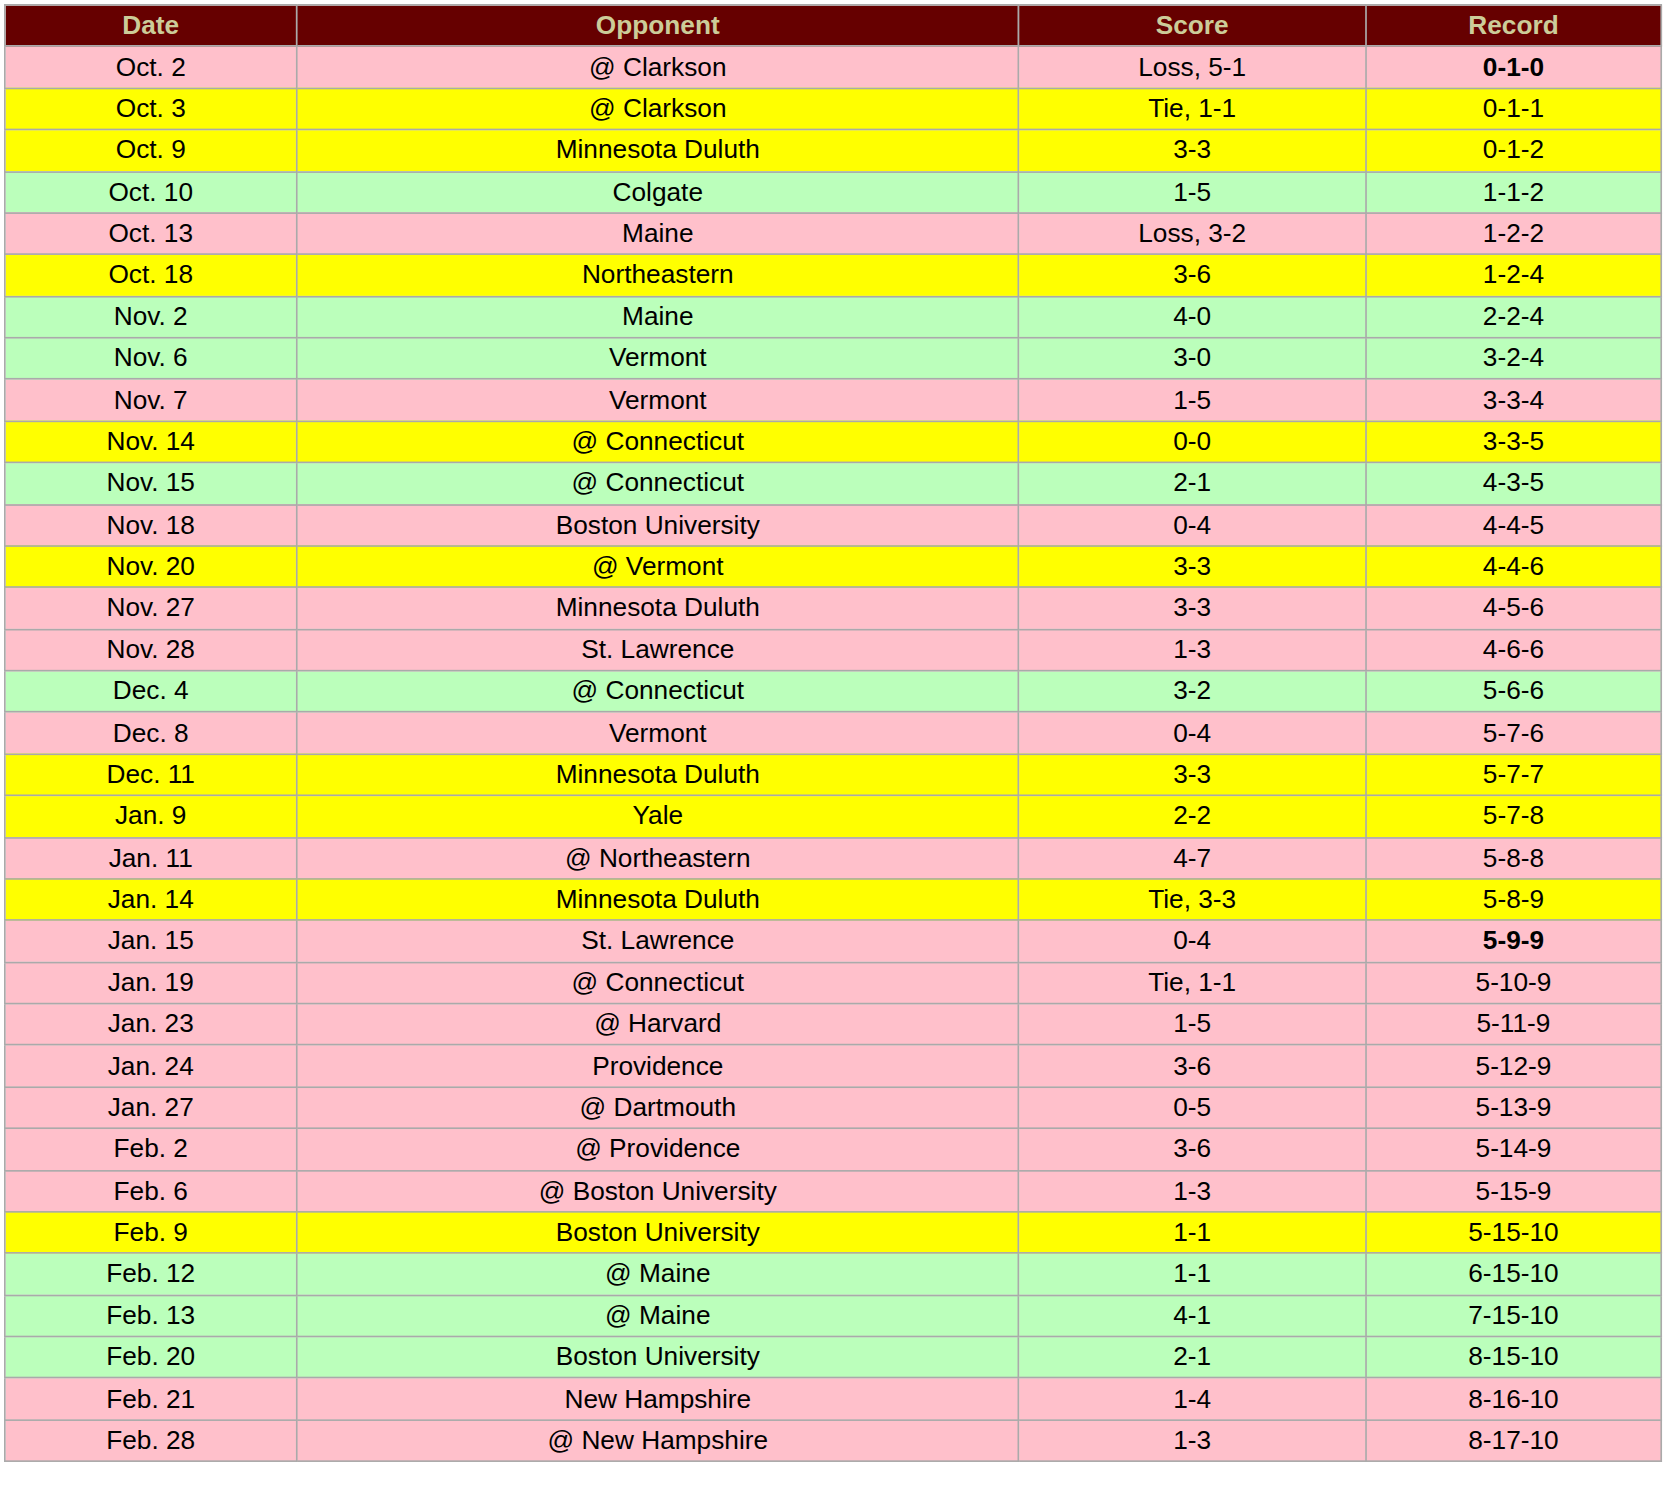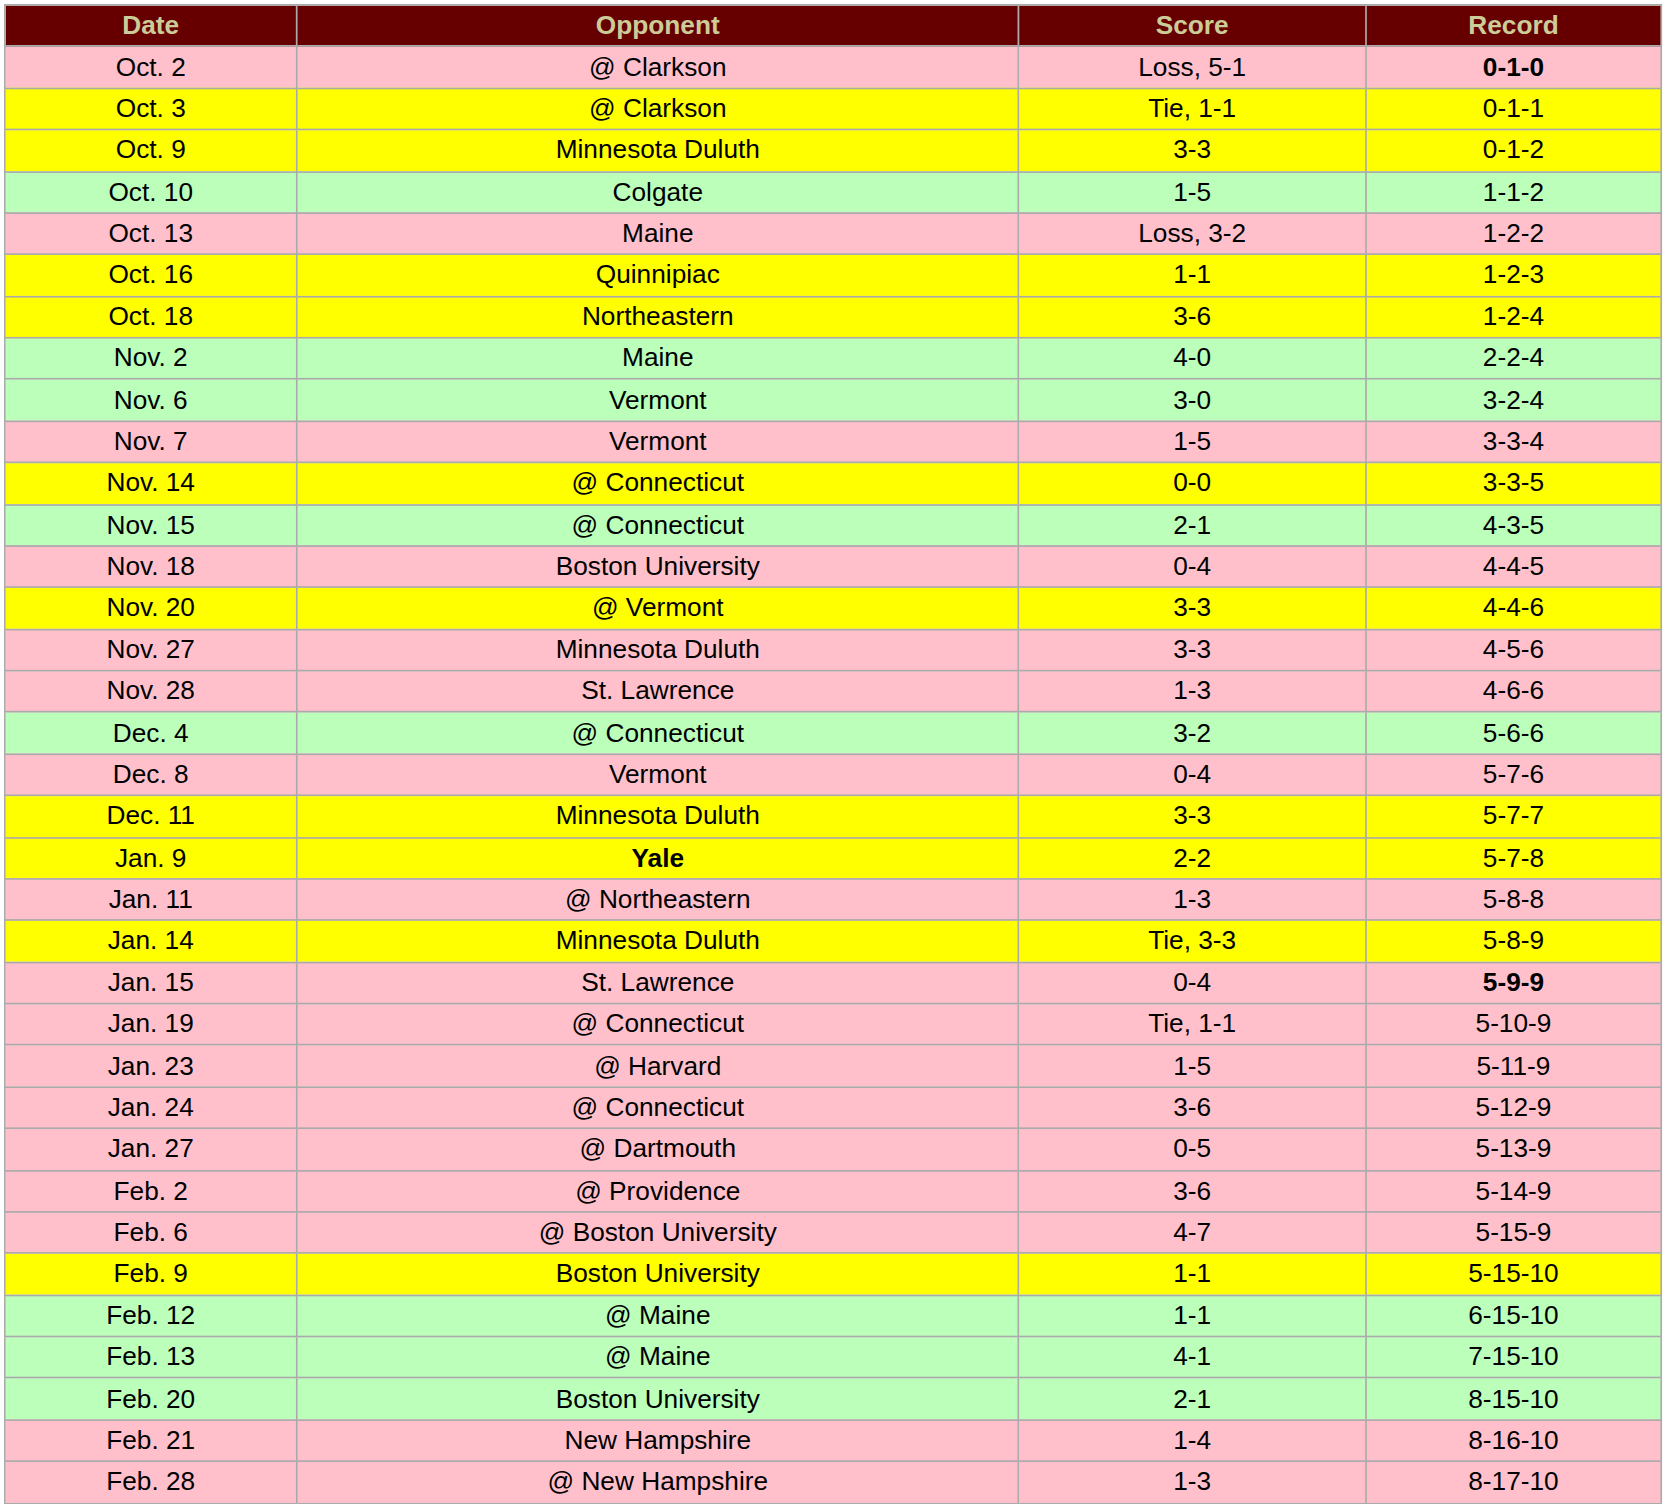+ row: (151, 274)
(658, 815) normal -> (658, 857) bold
(1192, 857) 4-7 -> (1192, 899) 1-3
(658, 1065) Providence -> (658, 1107) @ Connecticut
(1192, 1190) 1-3 -> (1192, 1232) 4-7
